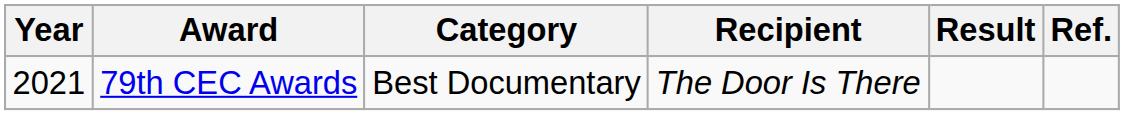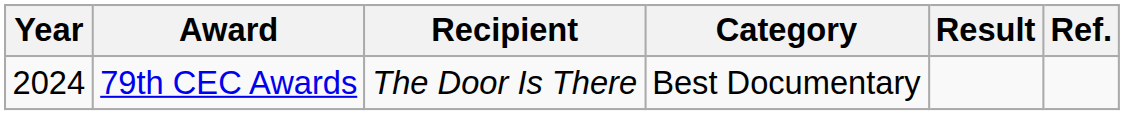columns swapped: (507, 30) <-> (788, 30)
(49, 82) 2021 -> (49, 82) 2024
